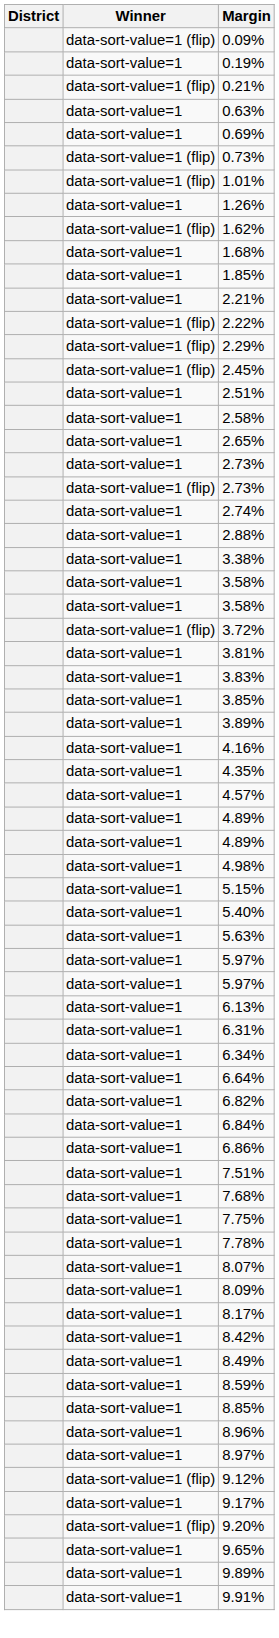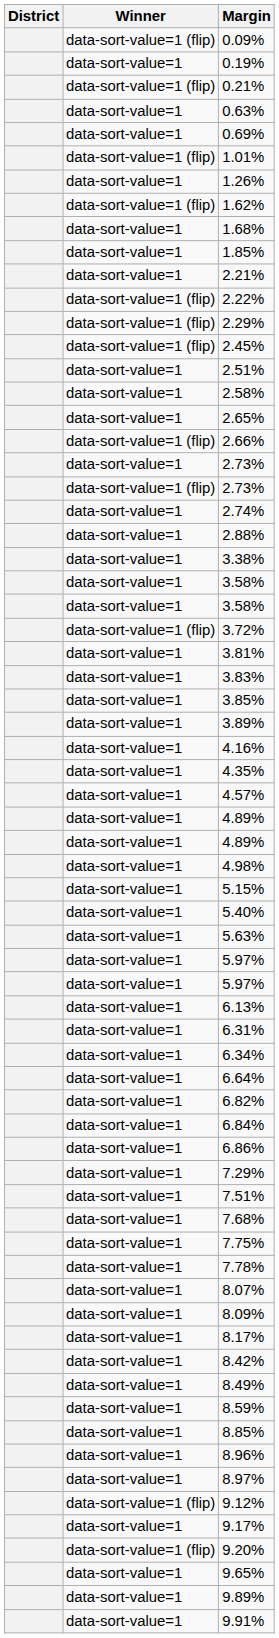- row: (141, 157)
+ row: (141, 441)
+ row: (124, 1172)
